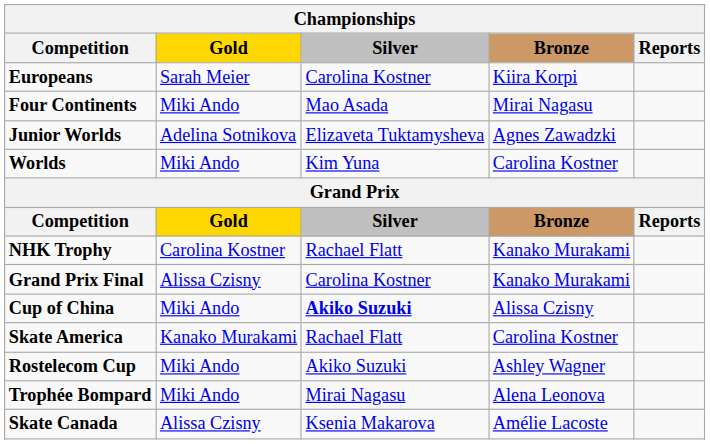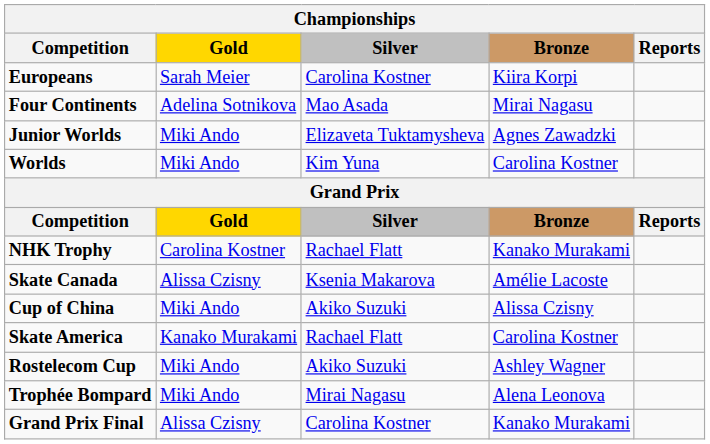(200, 105) Miki Ando -> (228, 105) Adelina Sotnikova
(228, 134) Adelina Sotnikova -> (200, 134) Miki Ando
rows swapped: (63, 423) <-> (76, 279)
(359, 308) bold -> (356, 308) normal
